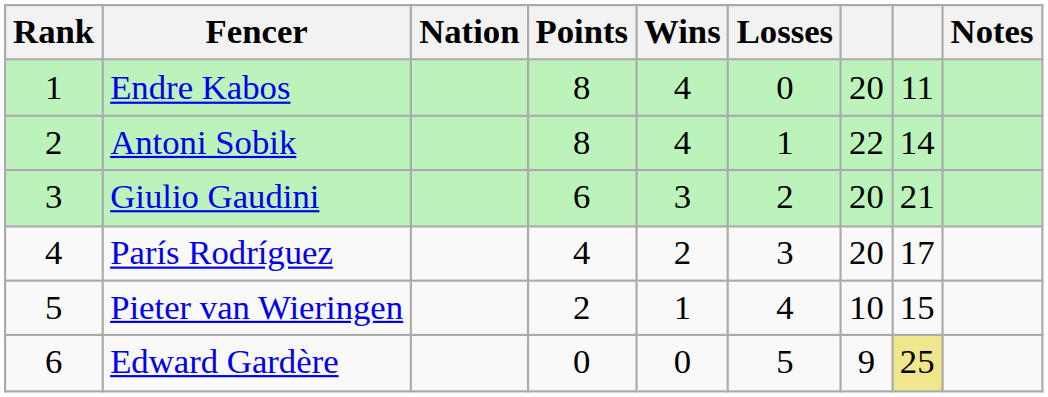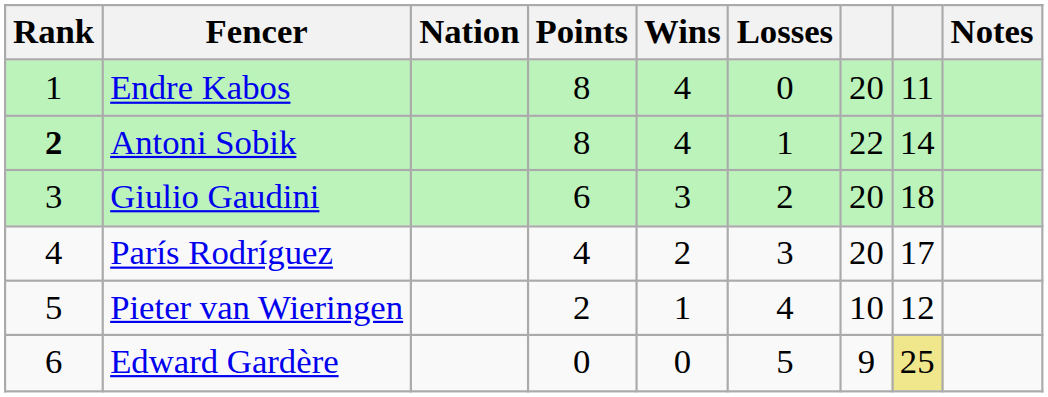(54, 142) normal -> (54, 142) bold
(917, 197) 21 -> (917, 197) 18
(917, 307) 15 -> (917, 307) 12
